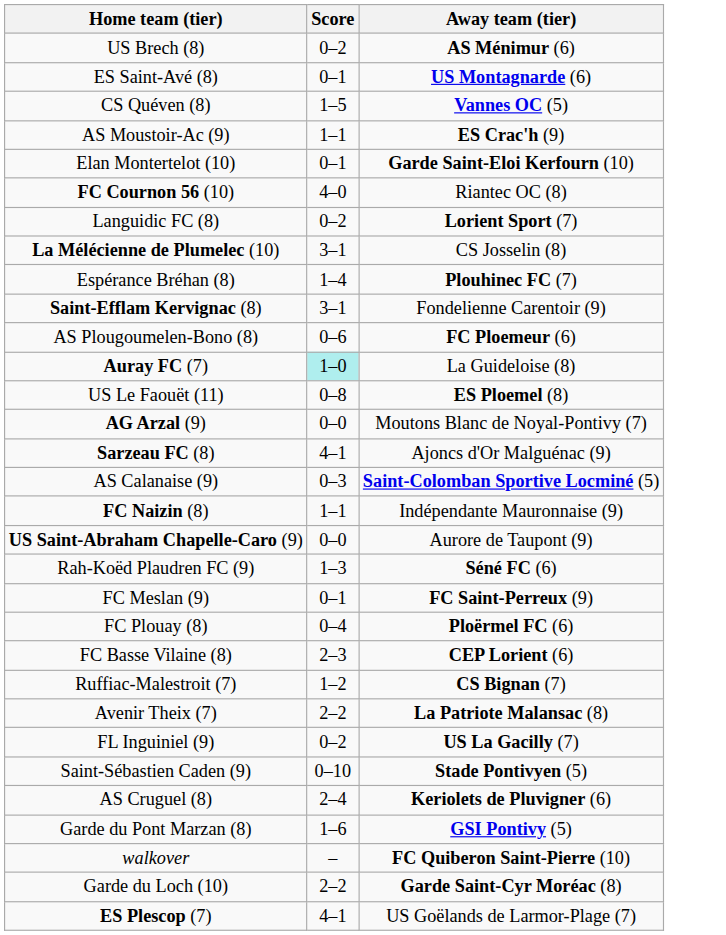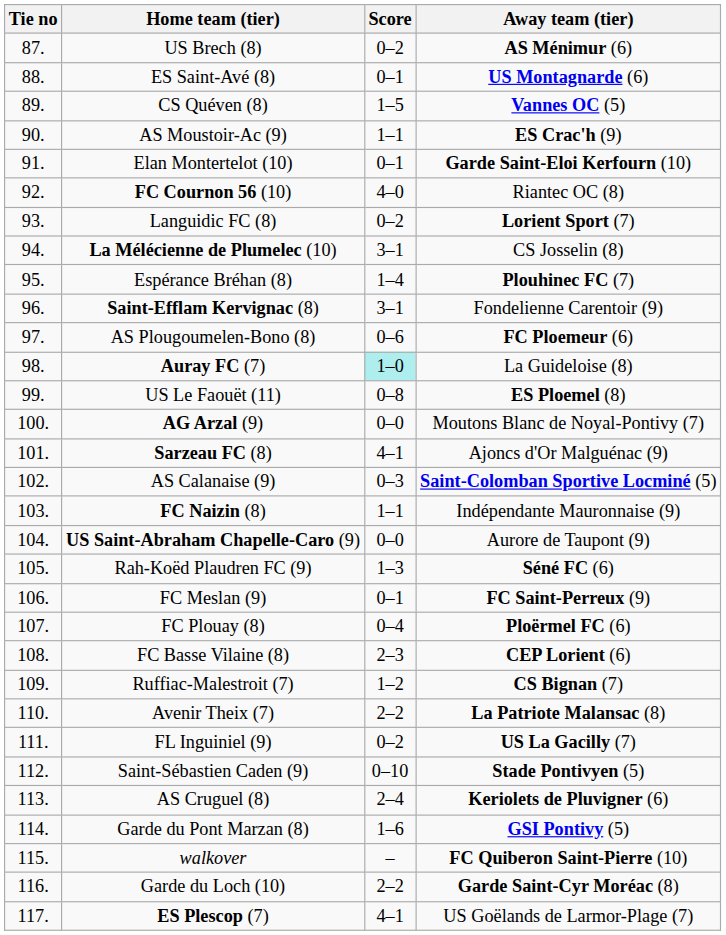+ column: (33, 18)
